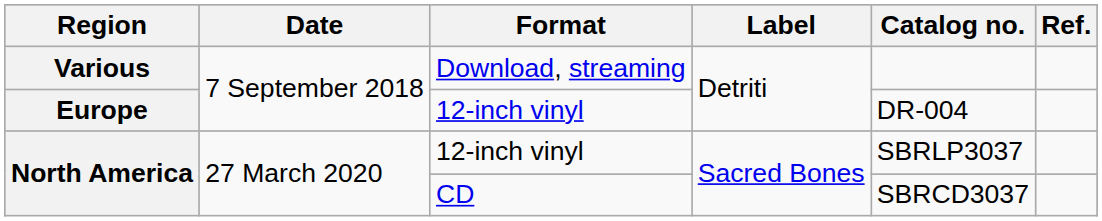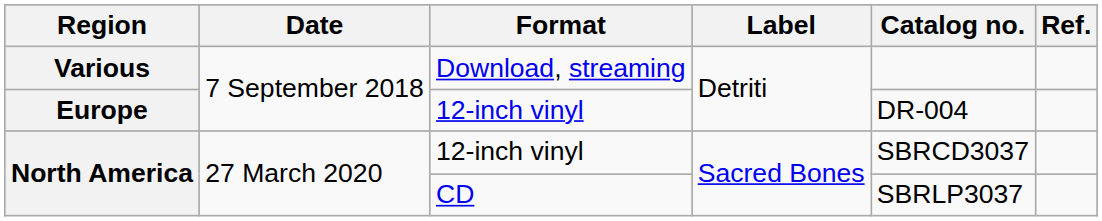(950, 151) SBRLP3037 -> (953, 151) SBRCD3037
(953, 194) SBRCD3037 -> (950, 194) SBRLP3037
